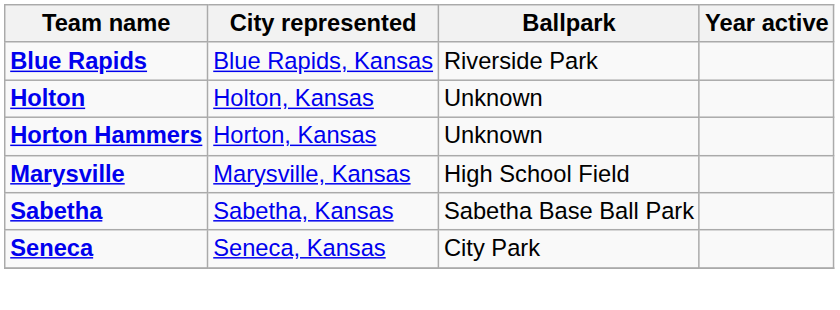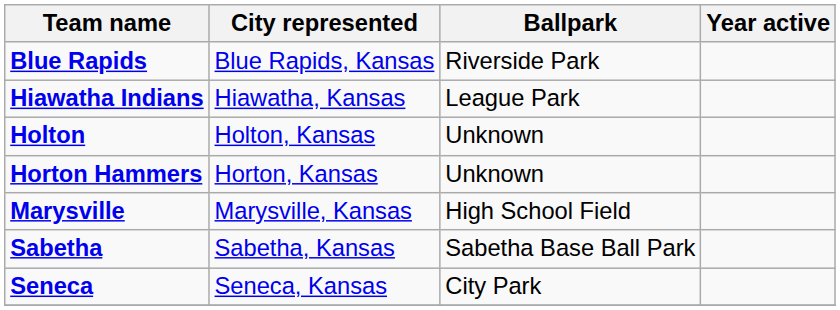+ row: (107, 98)
